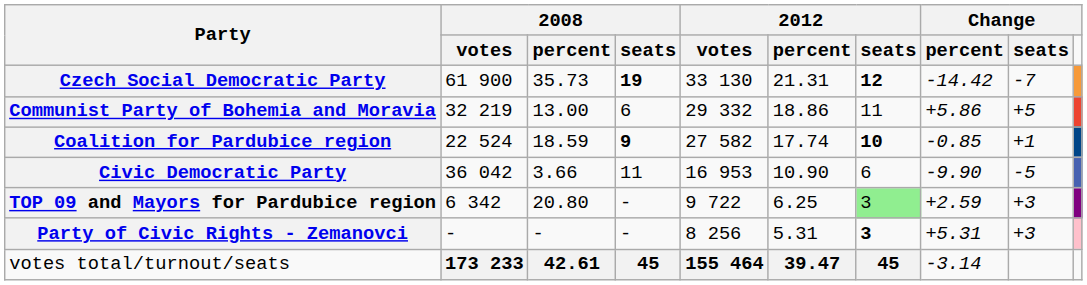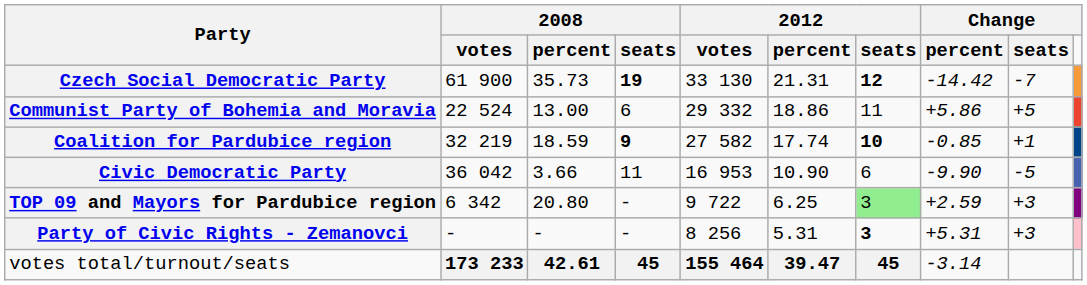(479, 112) 32 219 -> (479, 112) 22 524
(479, 142) 22 524 -> (479, 142) 32 219
